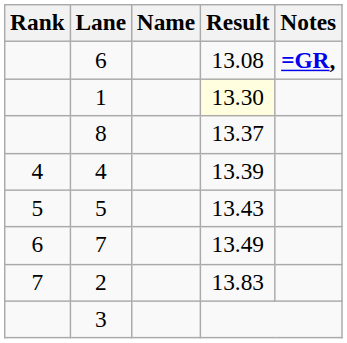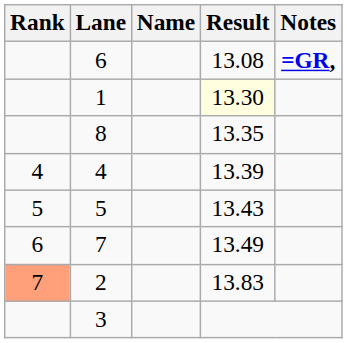(238, 134) 13.37 -> (238, 134) 13.35
(37, 282) no background -> (37, 282) lightsalmon background
